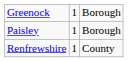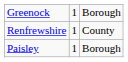rows swapped: (23, 30) <-> (37, 48)
